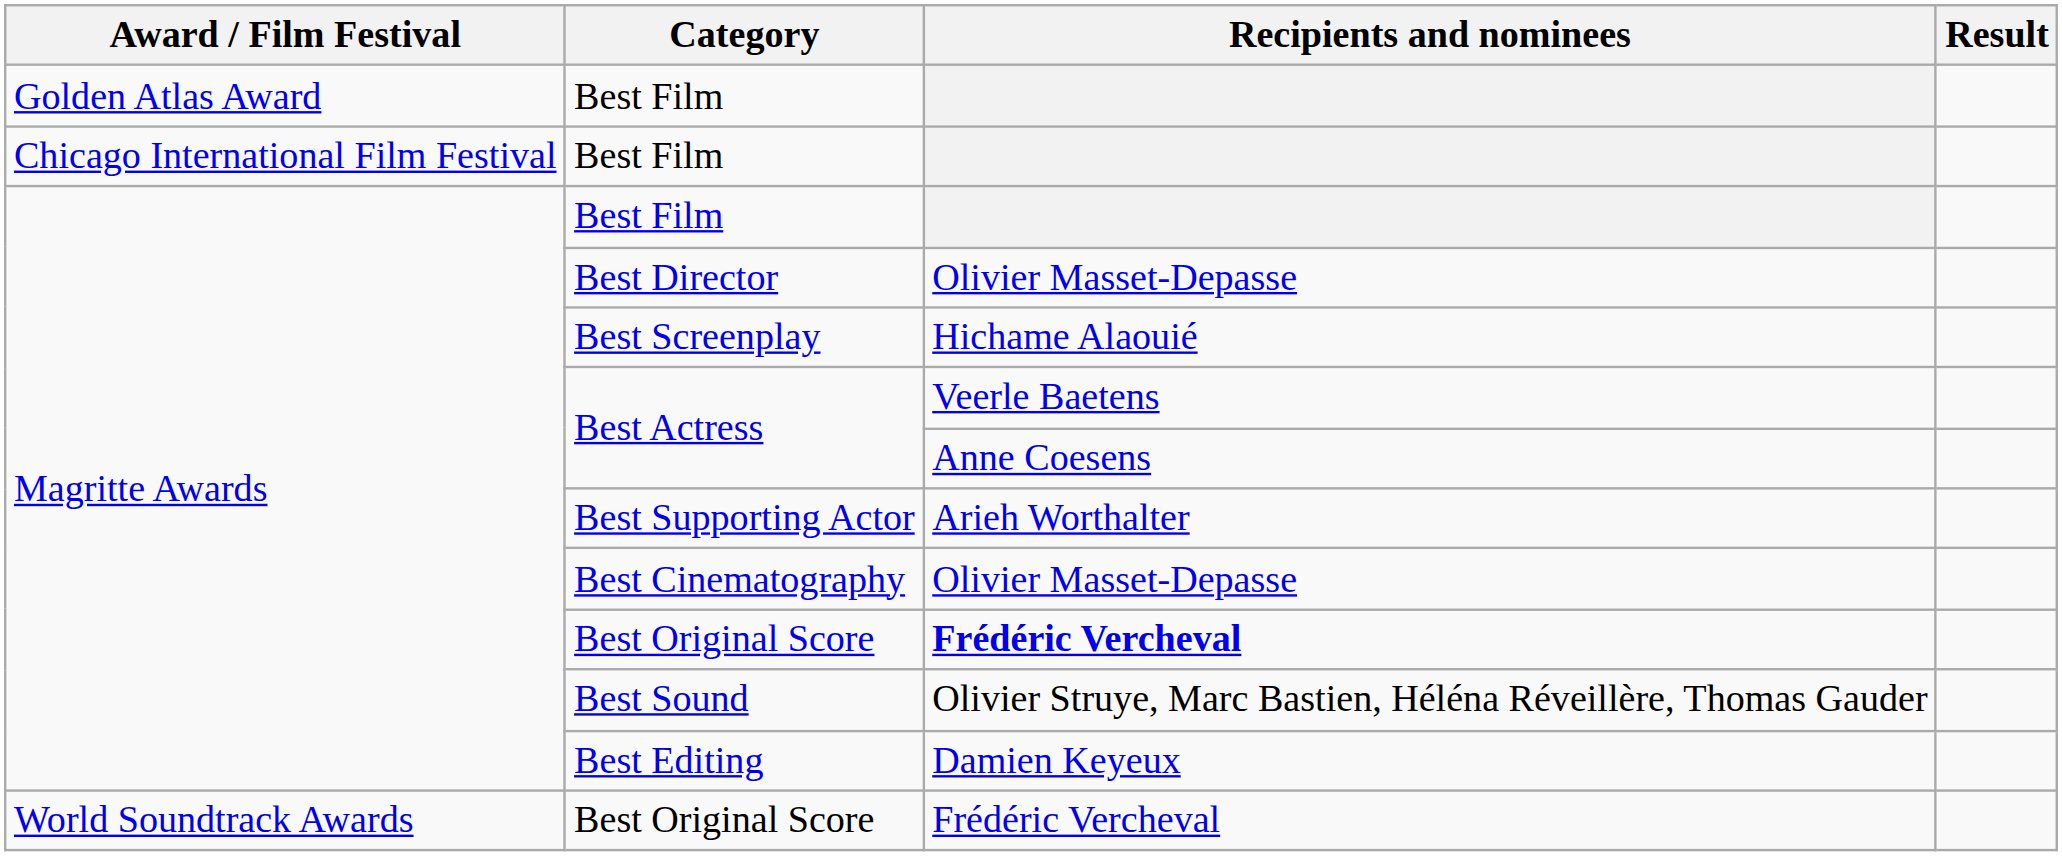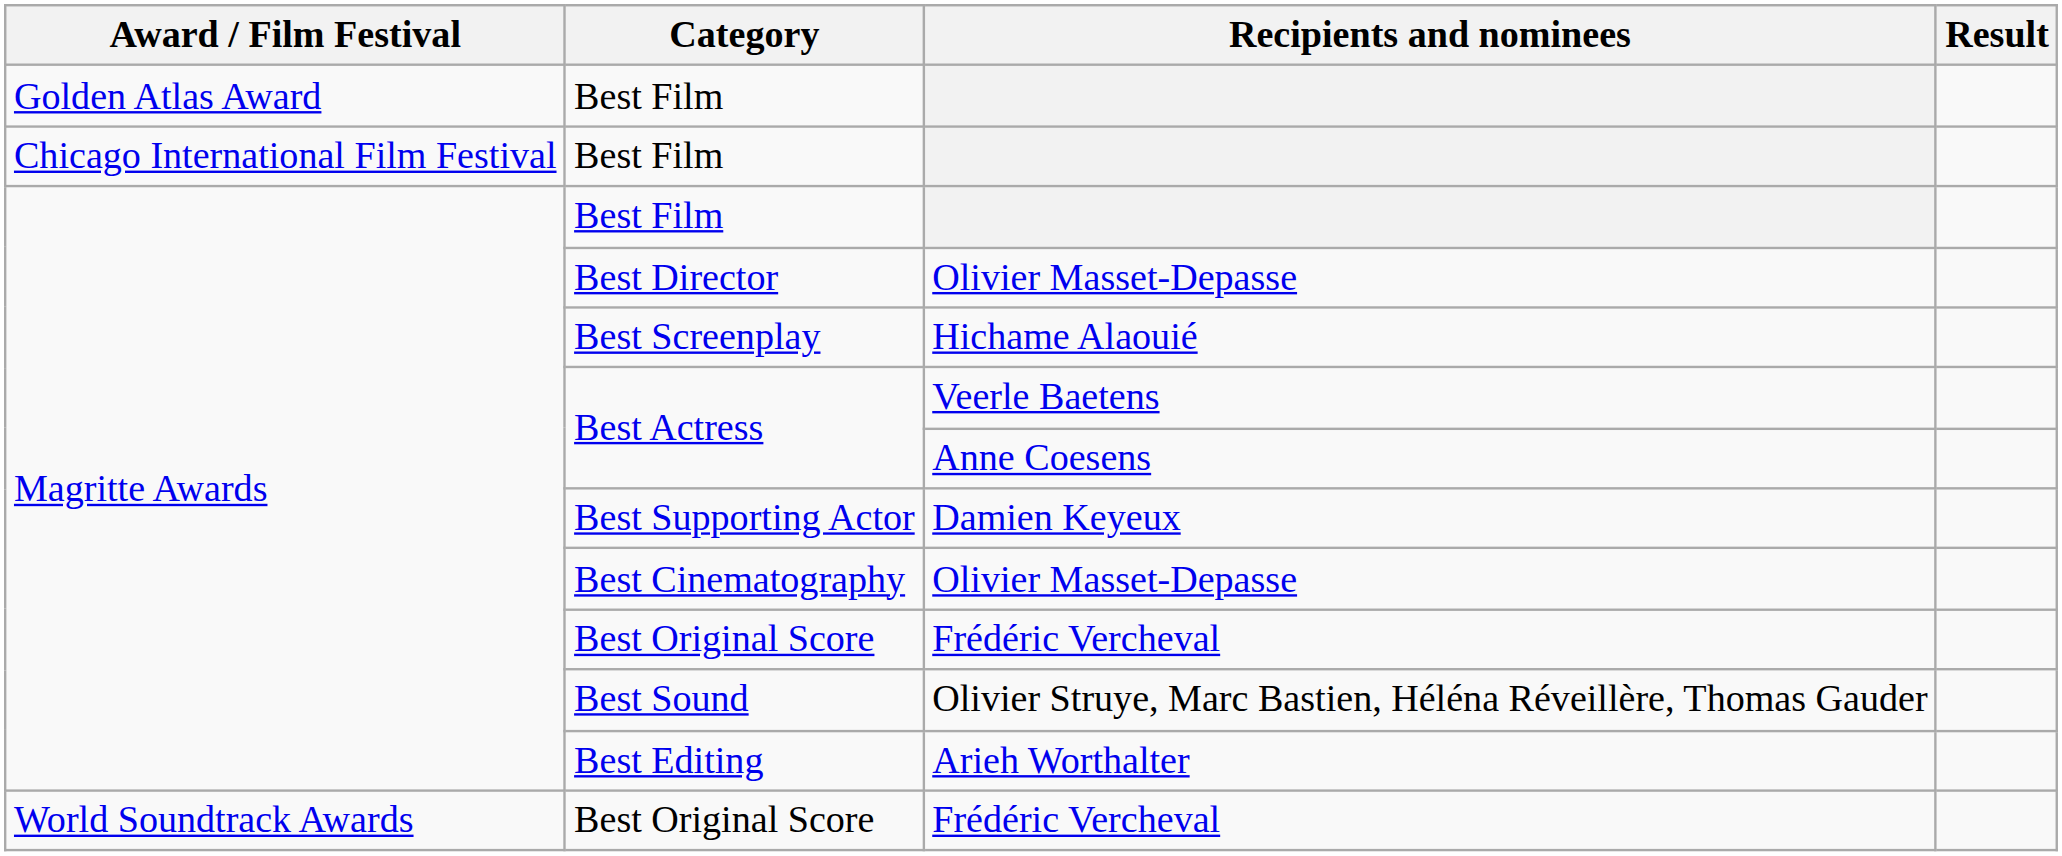(1061, 517) Arieh Worthalter -> (1056, 517) Damien Keyeux
(1087, 638) bold -> (1076, 638) normal
(1056, 759) Damien Keyeux -> (1061, 759) Arieh Worthalter
